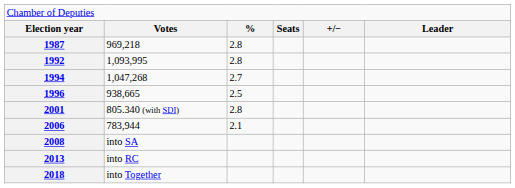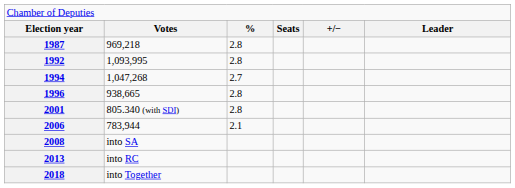(236, 93) 2.5 -> (236, 93) 2.8
